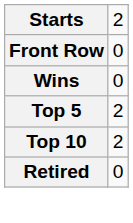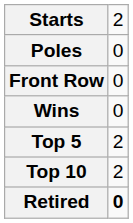+ row: (56, 50)
(118, 171) normal -> (118, 202) bold
